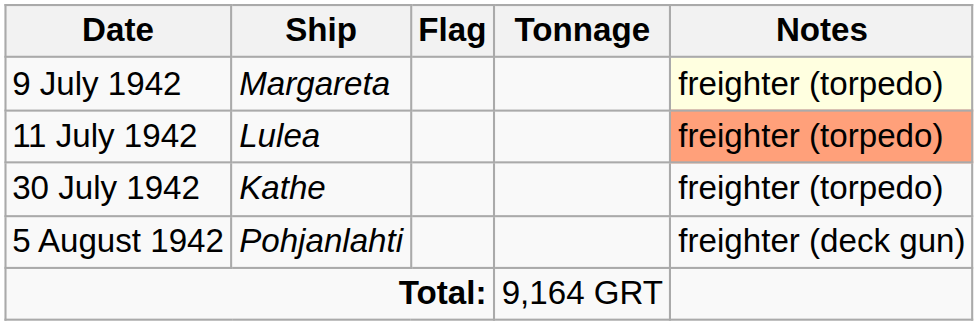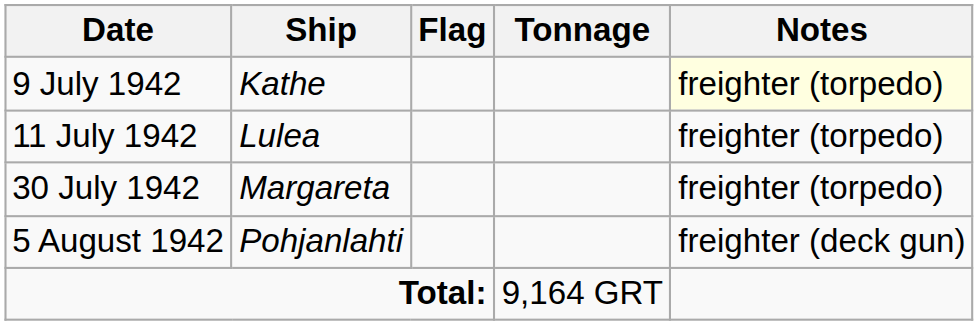(315, 83) Margareta -> (282, 83) Kathe
(811, 135) lightsalmon background -> (811, 135) no background
(282, 188) Kathe -> (315, 188) Margareta
